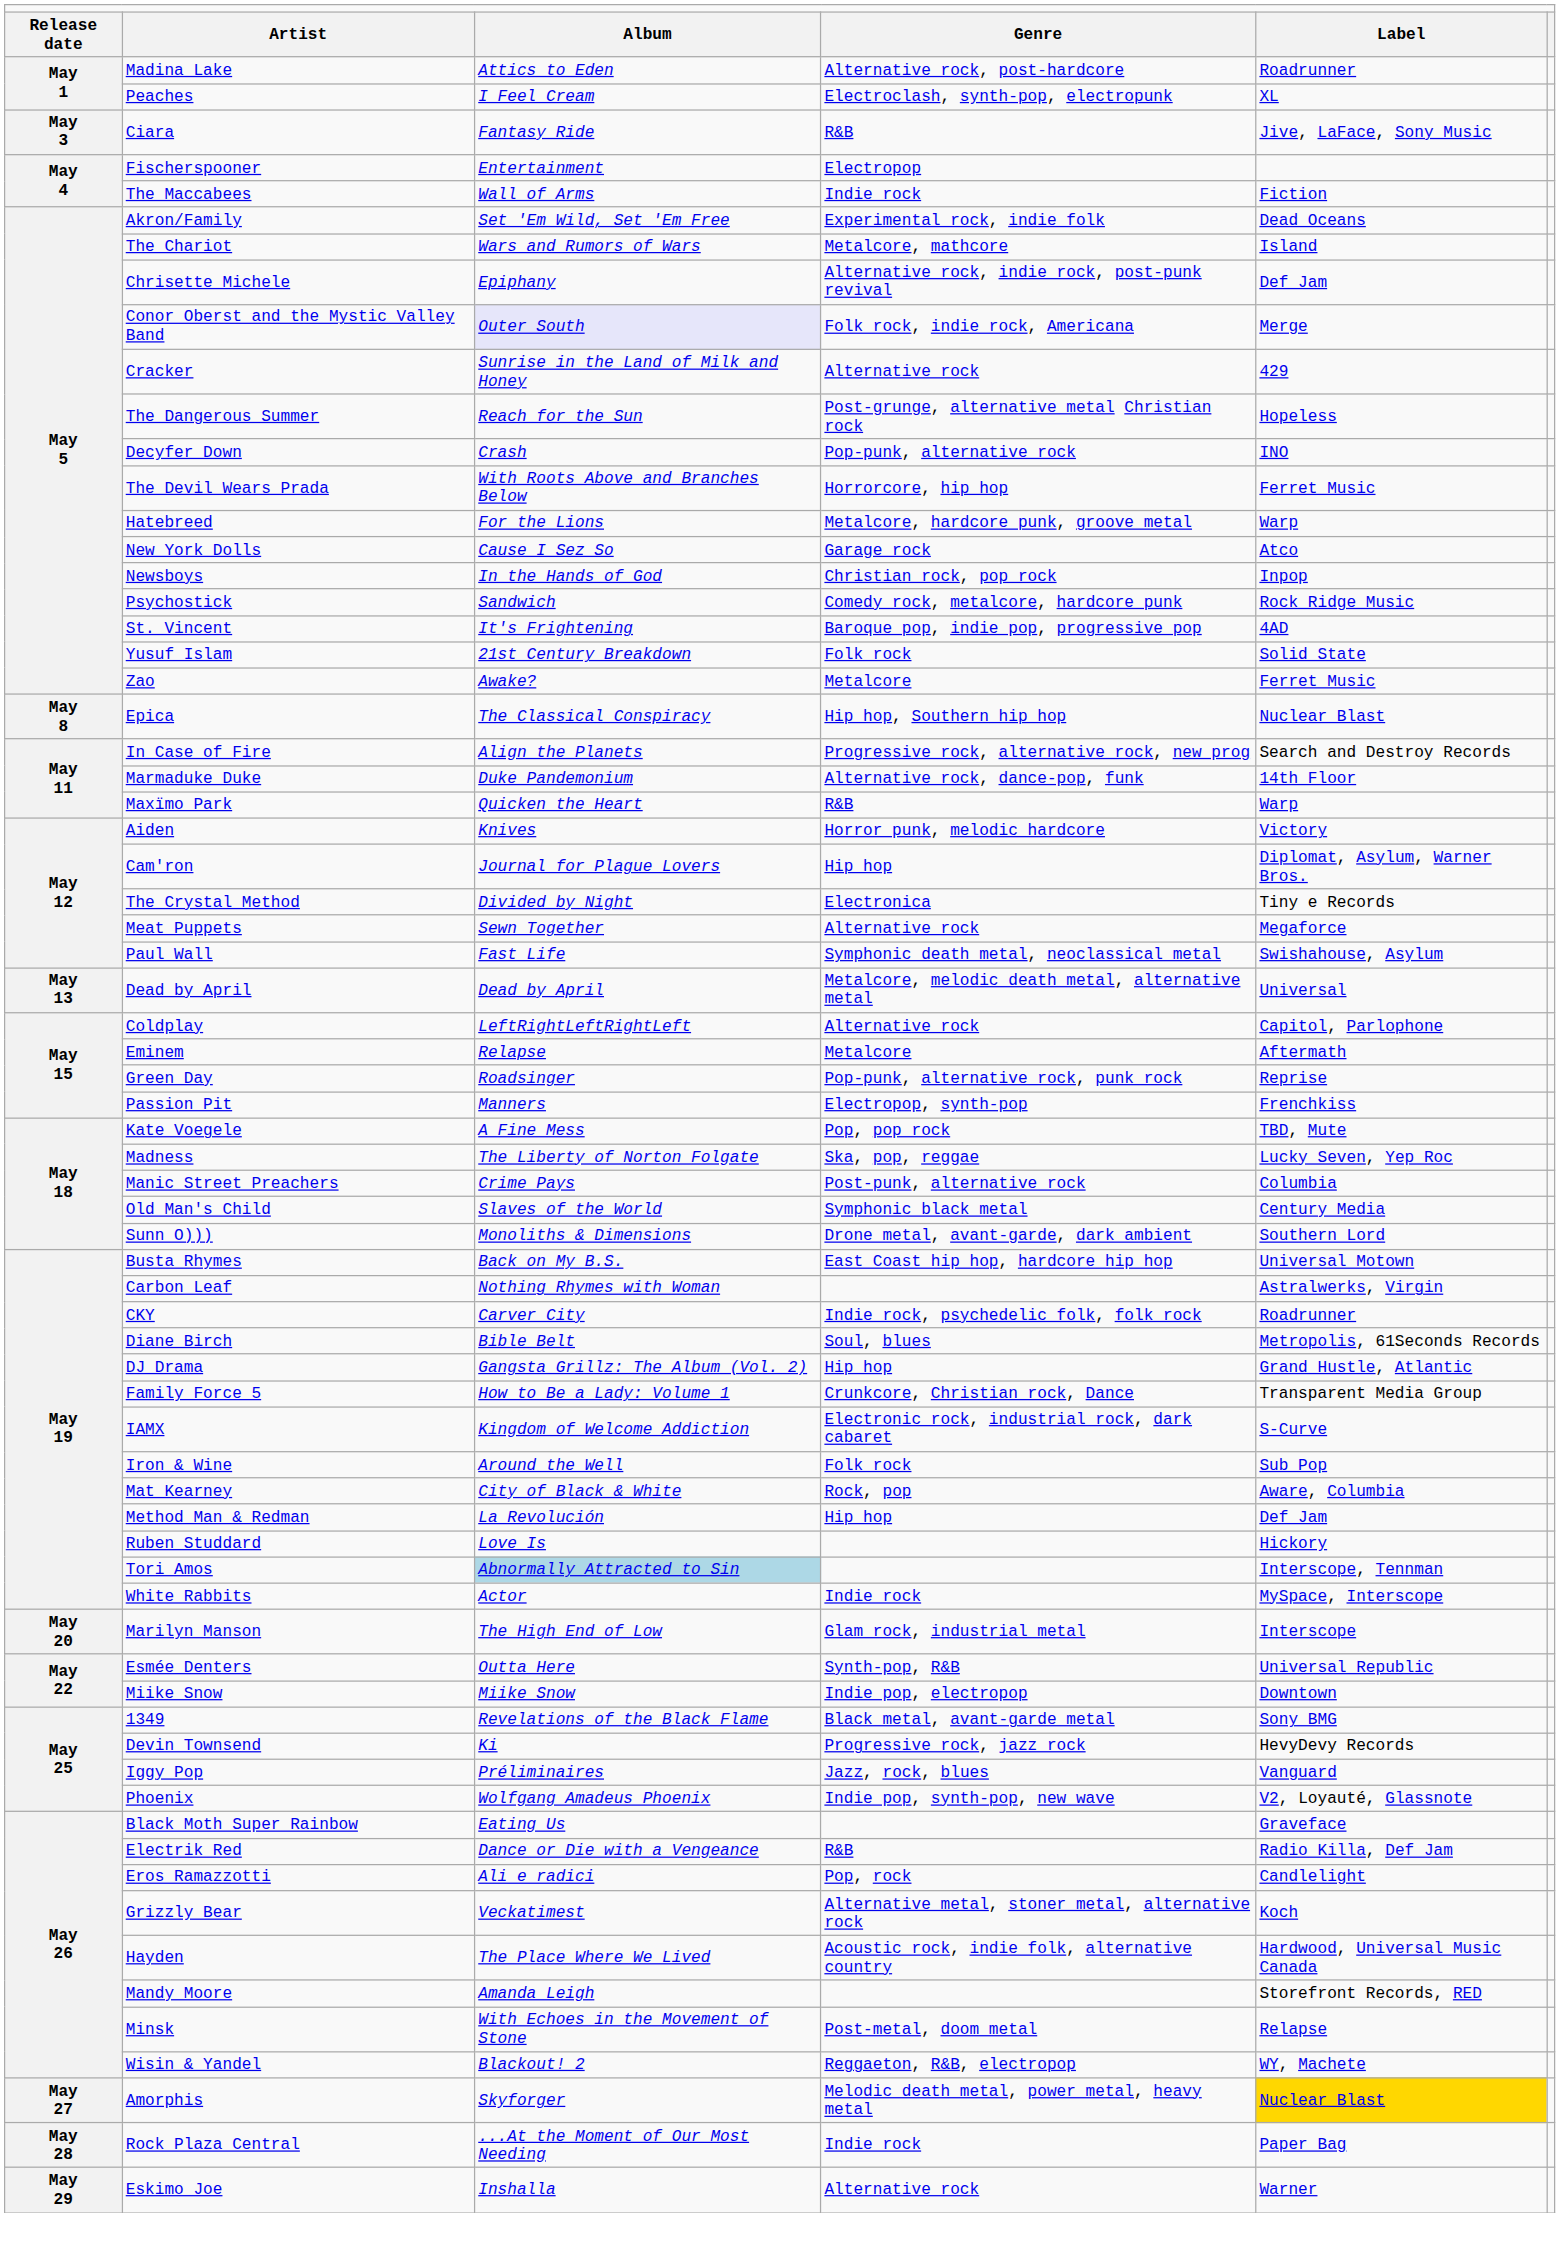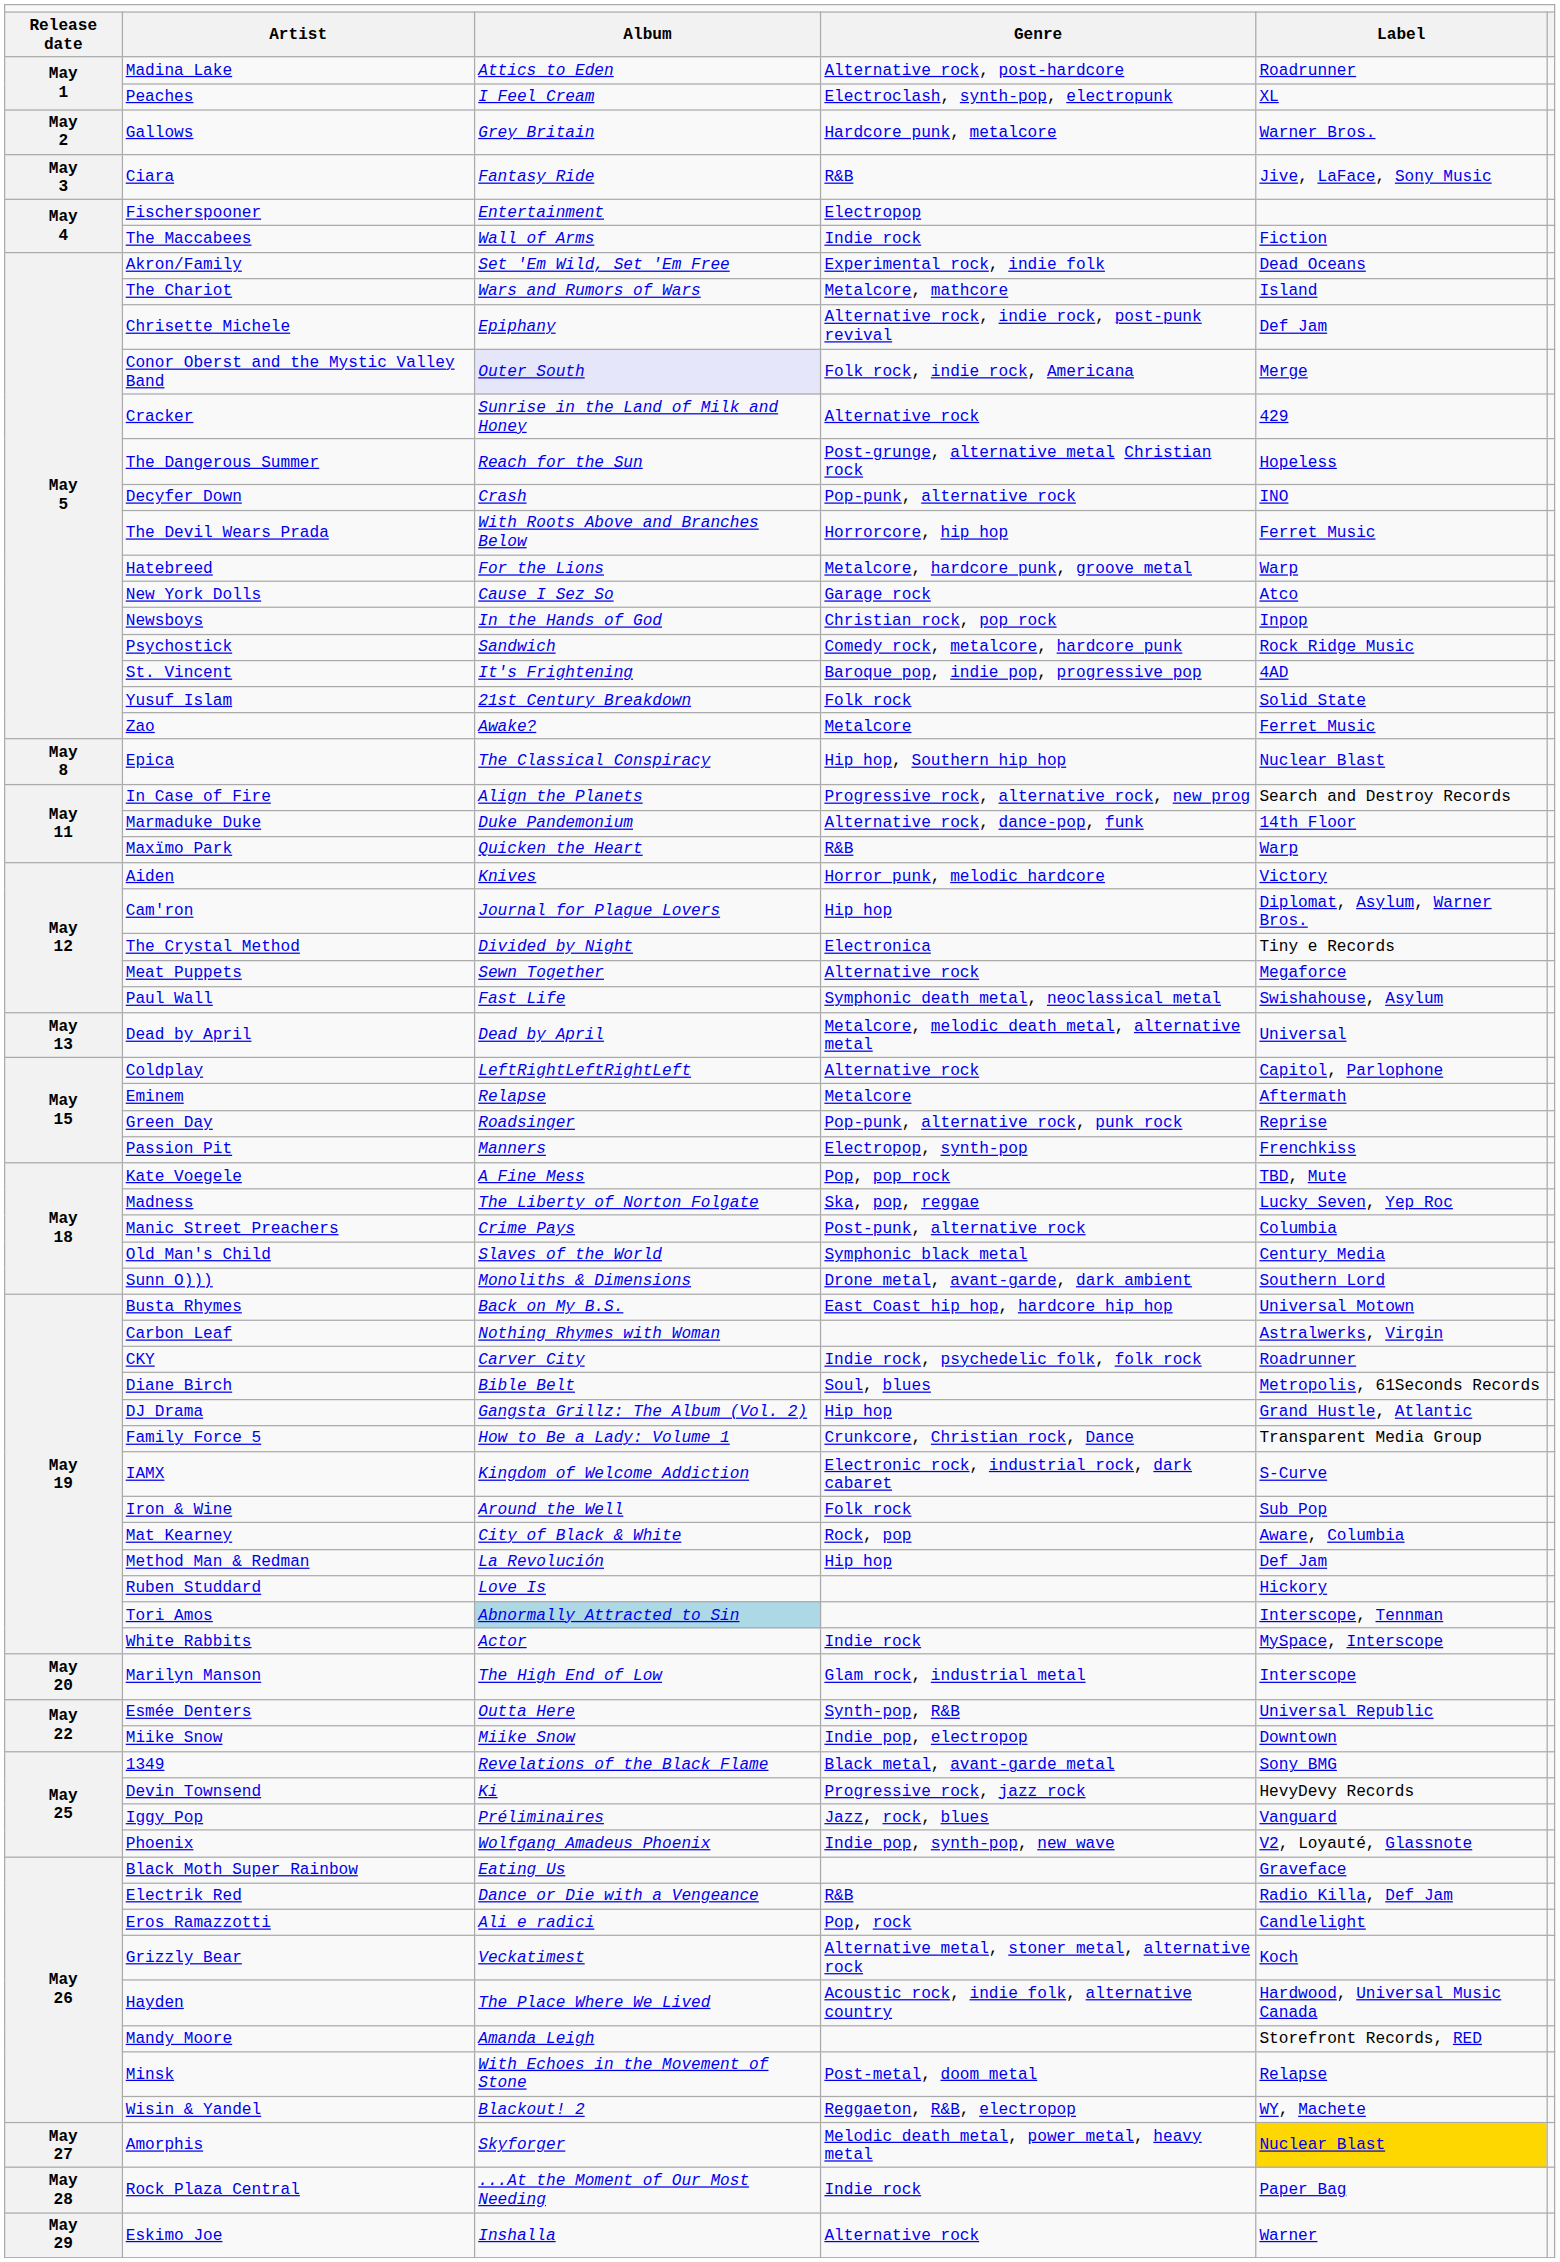+ row: (160, 132)
